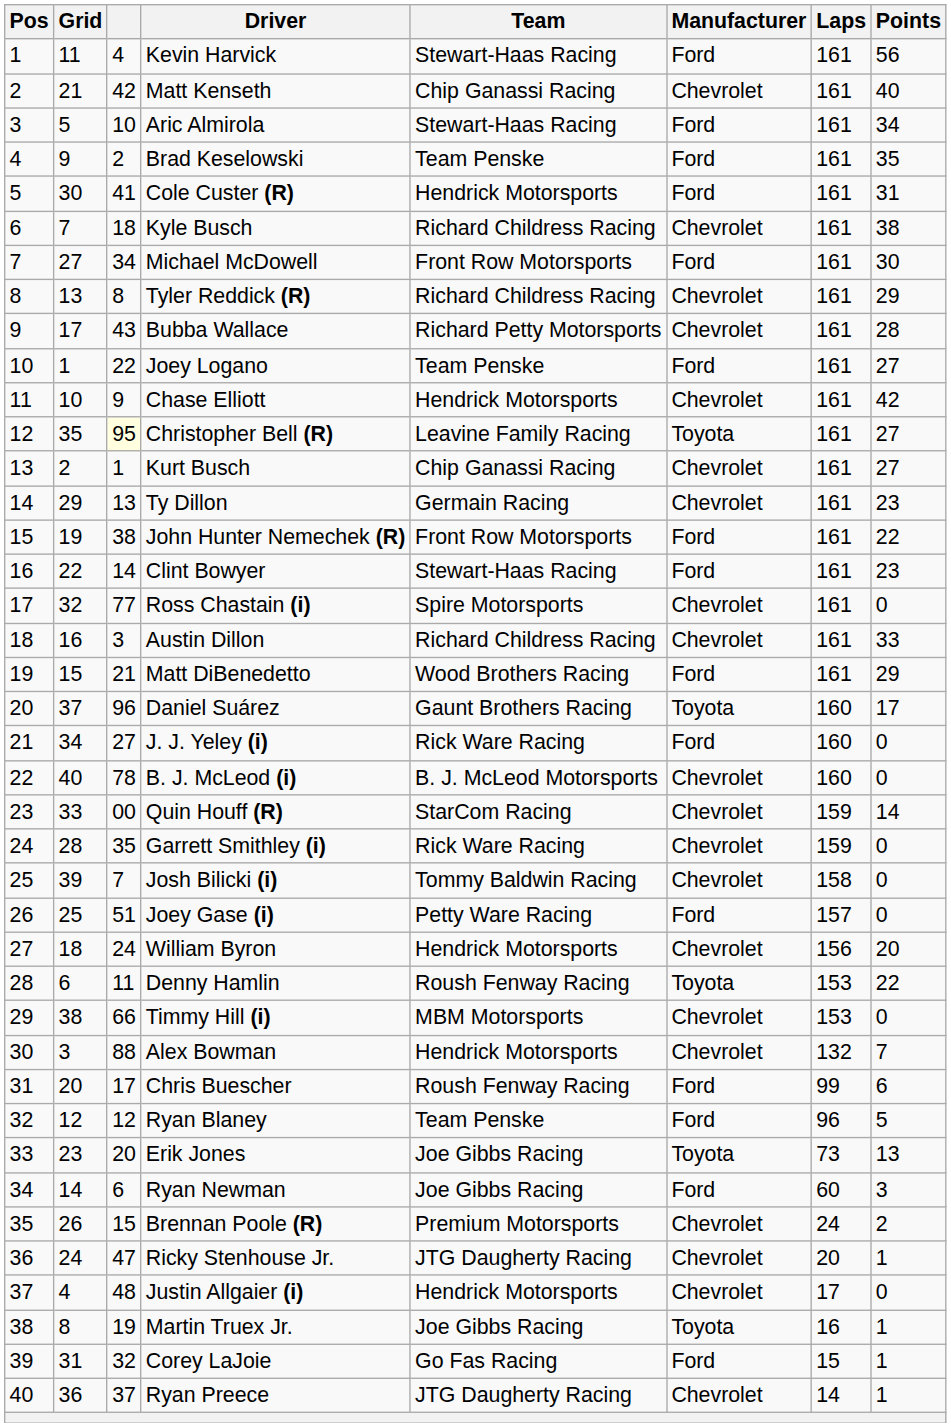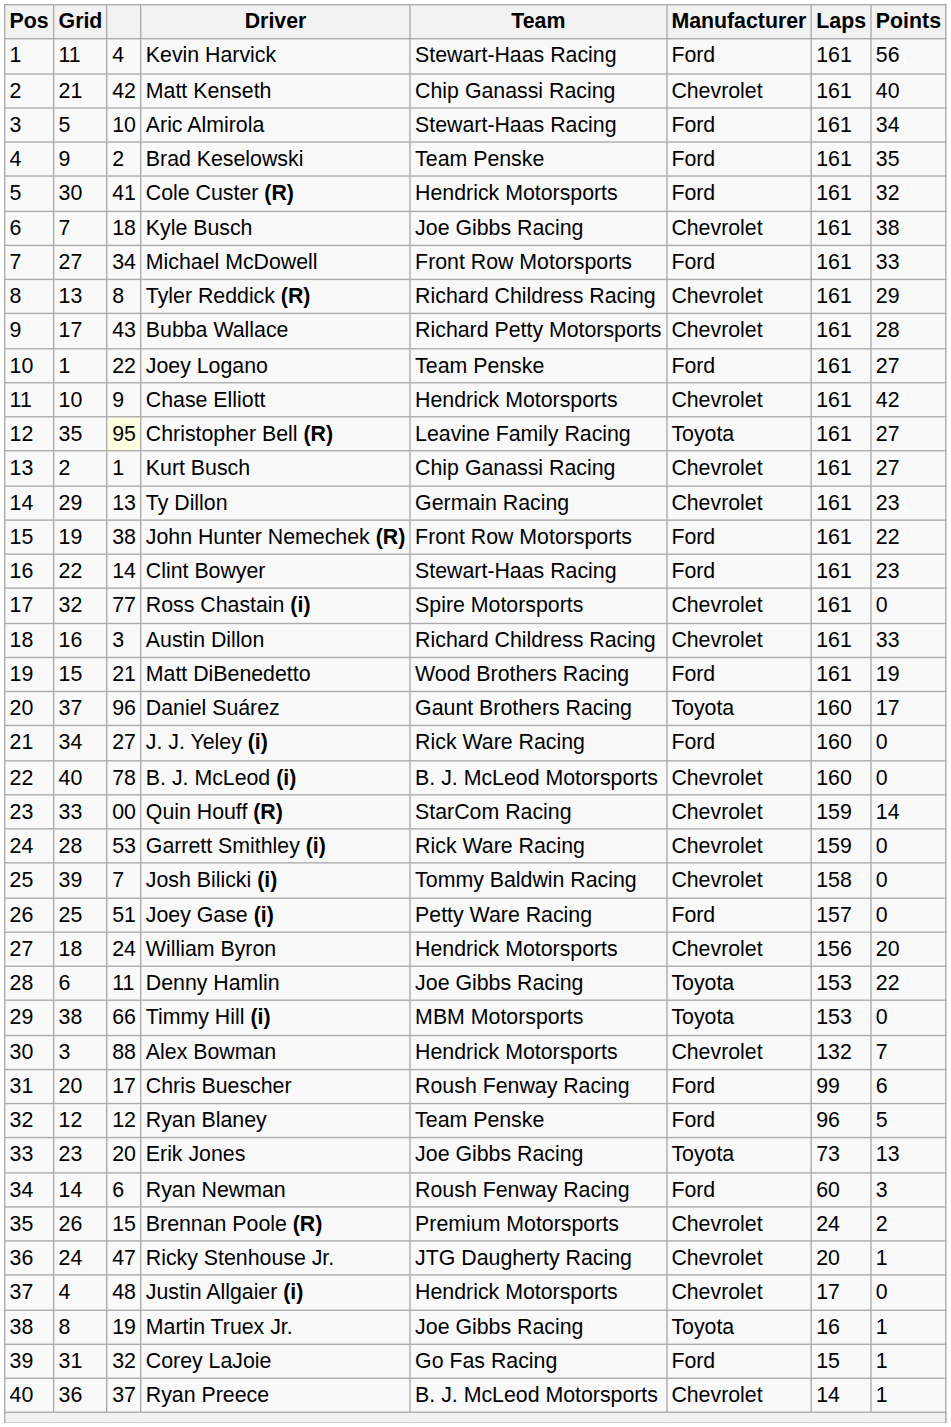(888, 193) 31 -> (888, 193) 32
(535, 227) Richard Childress Racing -> (499, 227) Joe Gibbs Racing
(888, 261) 30 -> (888, 261) 33
(888, 673) 29 -> (888, 673) 19
(124, 845) 35 -> (124, 845) 53
(522, 982) Roush Fenway Racing -> (499, 982) Joe Gibbs Racing
(717, 1017) Chevrolet -> (703, 1017) Toyota
(499, 1188) Joe Gibbs Racing -> (522, 1188) Roush Fenway Racing
(524, 1394) JTG Daugherty Racing -> (537, 1394) B. J. McLeod Motorsports
